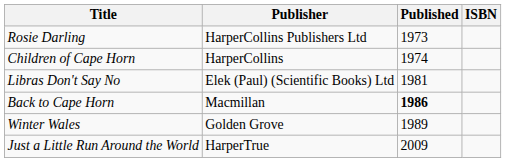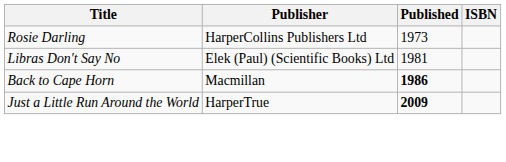- row: (71, 59)
- row: (44, 124)
(414, 146) normal -> (414, 102) bold
